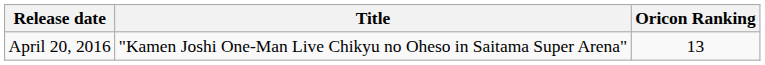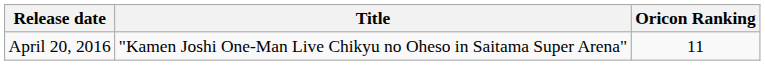(695, 45) 13 -> (695, 45) 11
